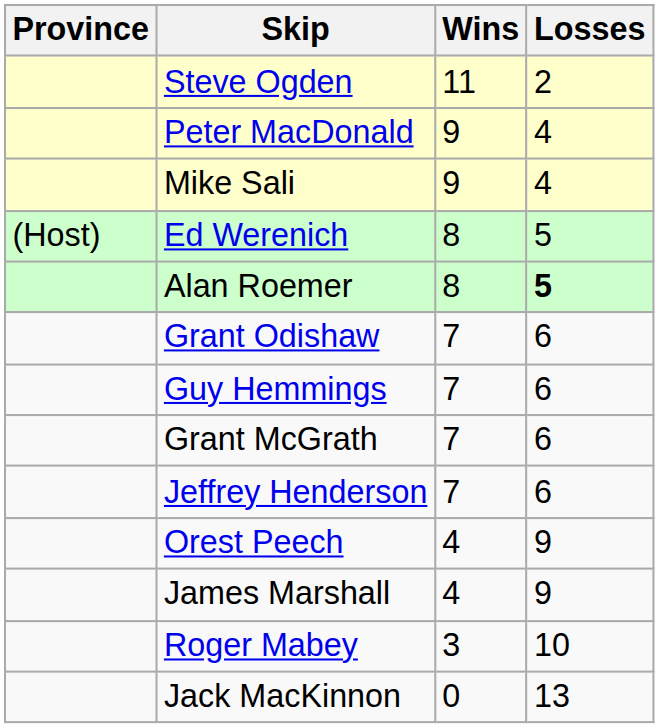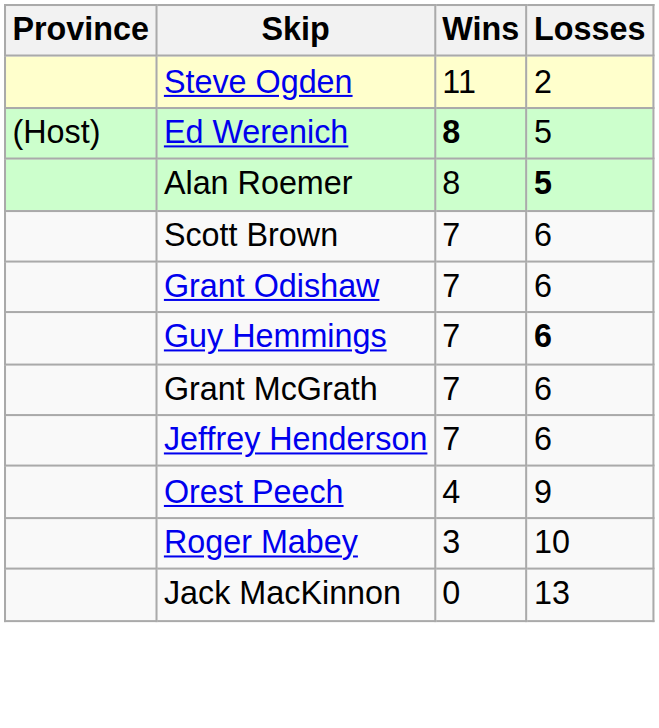- row: (289, 132)
- row: (229, 183)
(451, 235) normal -> (451, 132) bold
+ row: (251, 235)
(543, 388) normal -> (543, 337) bold
- row: (277, 593)
